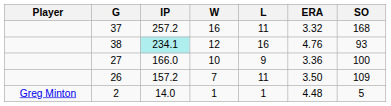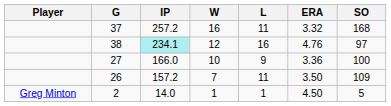(361, 45) 93 -> (361, 45) 97
(312, 93) 4.48 -> (312, 93) 4.50
